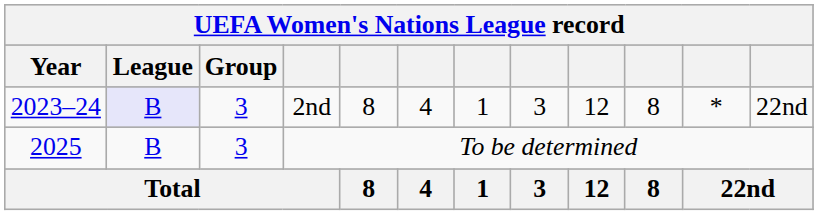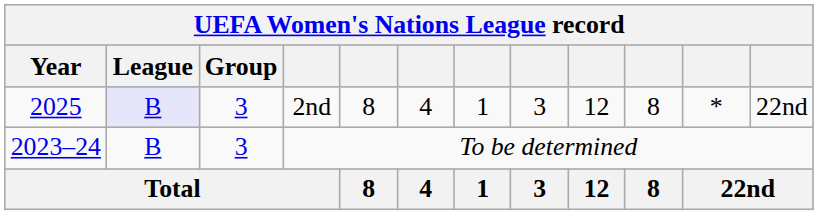(56, 106) 2023–24 -> (56, 106) 2025
(56, 147) 2025 -> (56, 147) 2023–24
